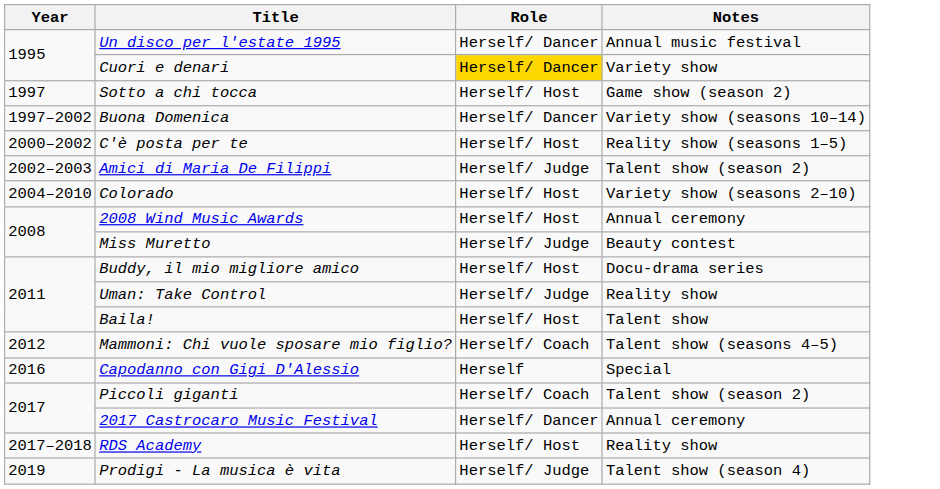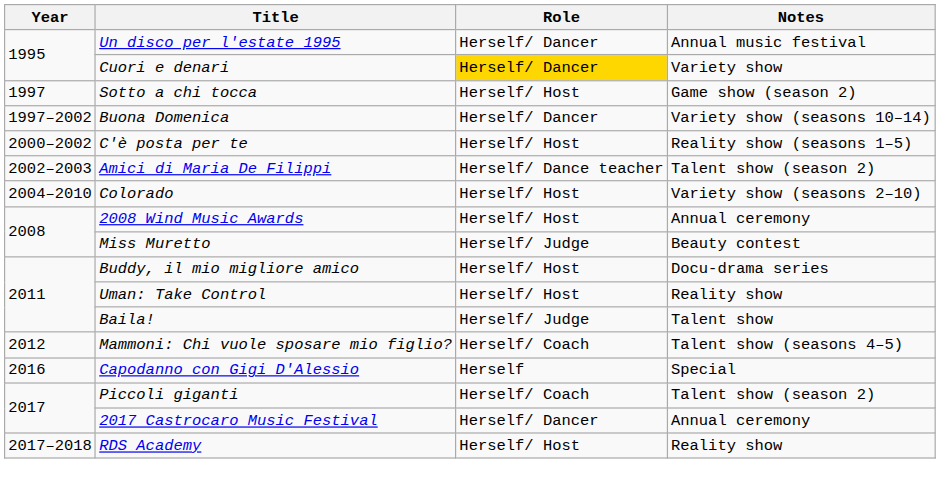(524, 168) Herself/ Judge -> (561, 168) Herself/ Dance teacher
(524, 295) Herself/ Judge -> (520, 295) Herself/ Host
(520, 320) Herself/ Host -> (524, 320) Herself/ Judge
- row: (220, 471)
